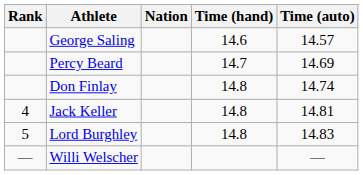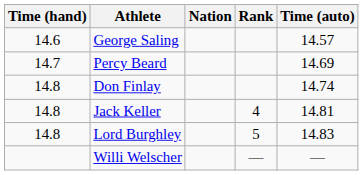columns swapped: (25, 16) <-> (234, 16)
